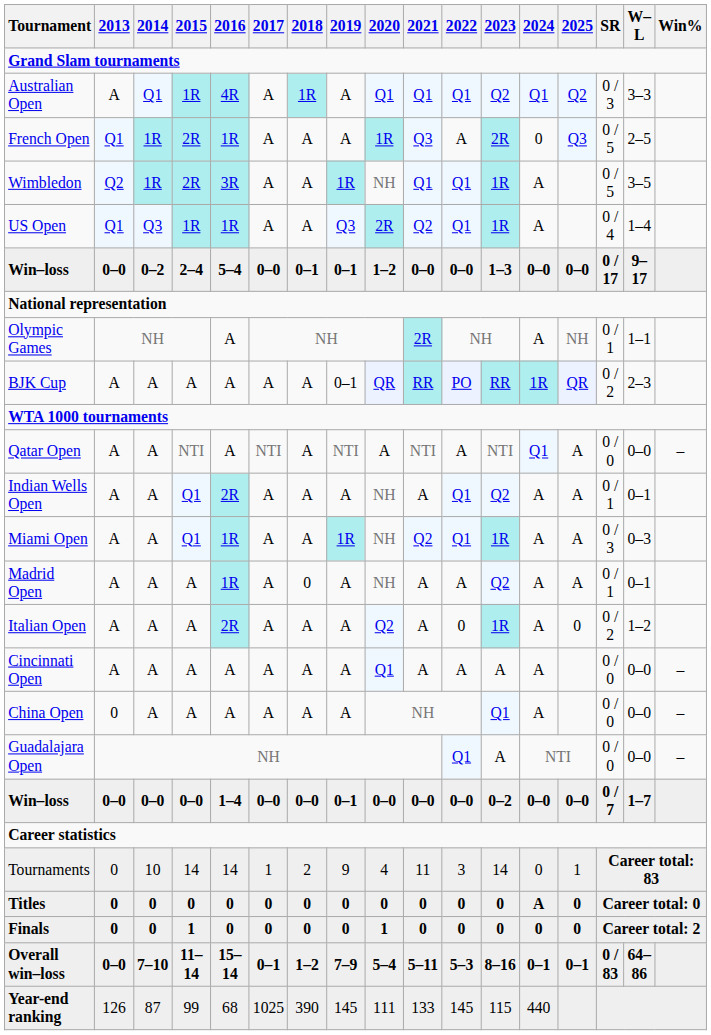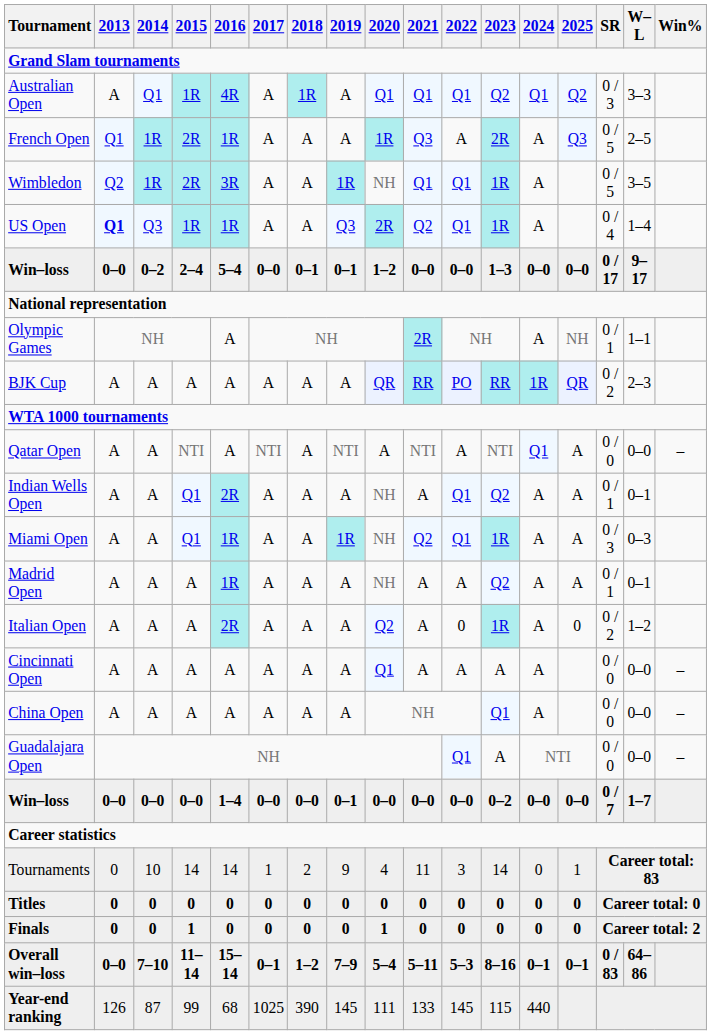(539, 138) 0 -> (539, 138) A
(114, 225) normal -> (114, 225) bold
(346, 382) 0–1 -> (346, 382) A
(307, 581) 0 -> (307, 581) A
(114, 712) 0 -> (114, 712) A
(539, 903) A -> (539, 903) 0
